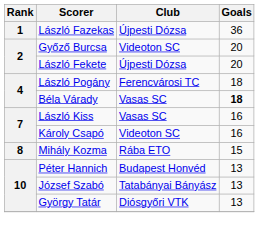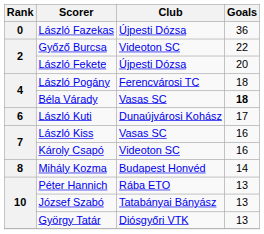(20, 30) 1 -> (20, 30) 0
(237, 47) 20 -> (242, 47) 22
+ row: (65, 116)
(145, 151) Rába ETO -> (162, 168) Budapest Honvéd
(237, 151) 15 -> (242, 168) 14
(162, 168) Budapest Honvéd -> (145, 185) Rába ETO
